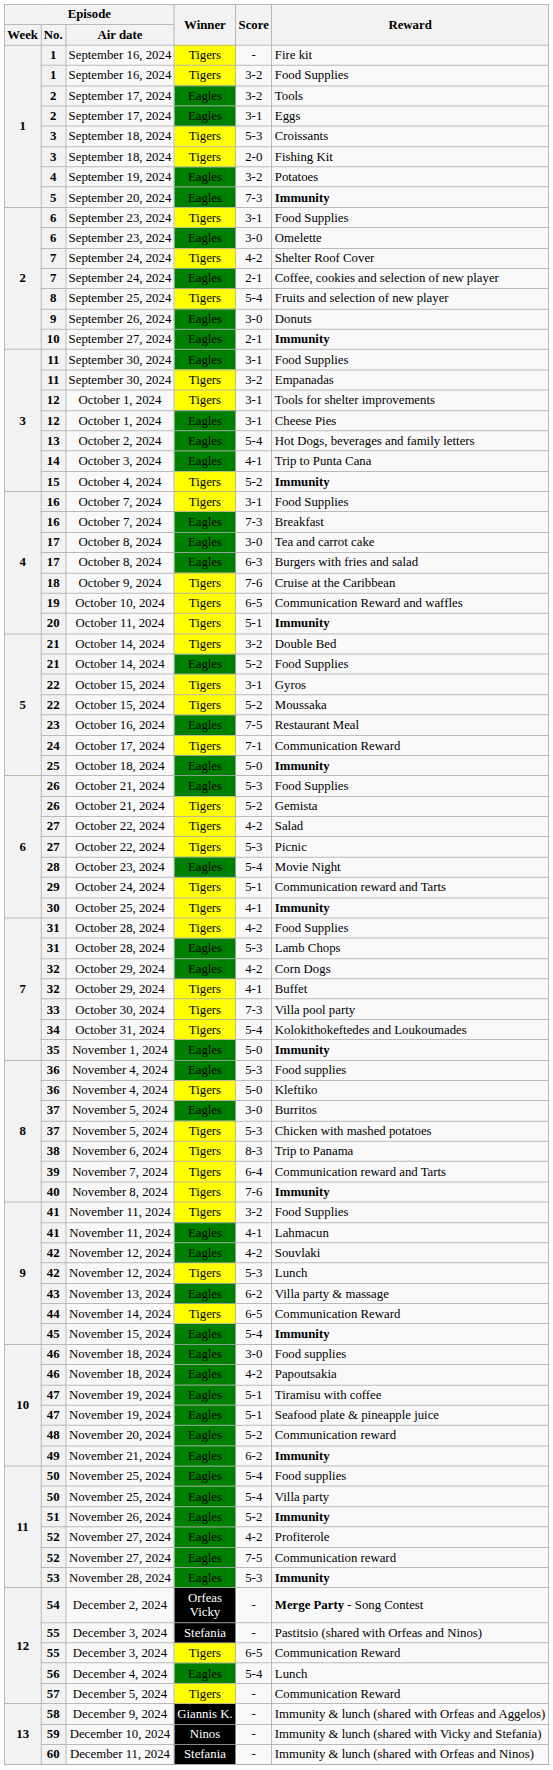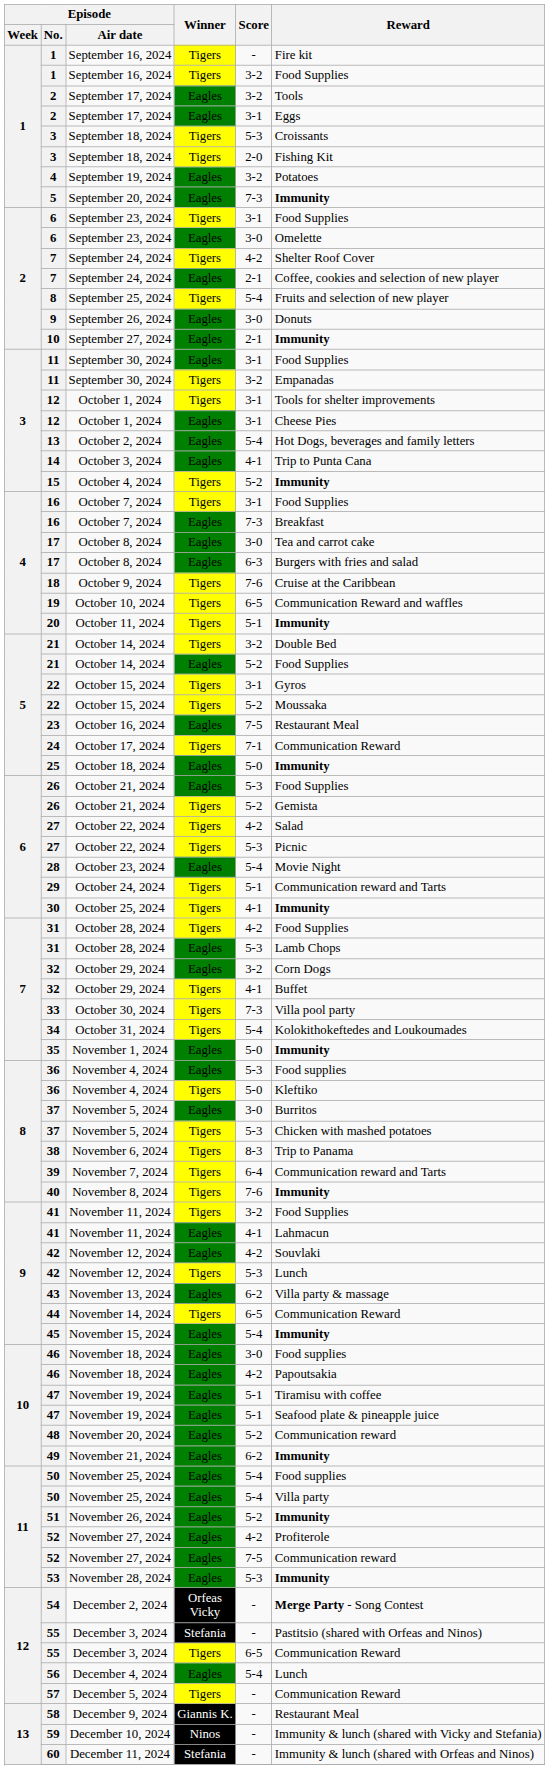(254, 968) 4-2 -> (254, 968) 3-2
(410, 1713) Immunity & lunch (shared with Orfeas and Aggelos) -> (317, 1713) Restaurant Meal
